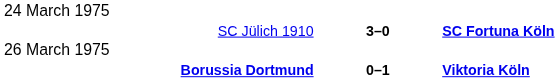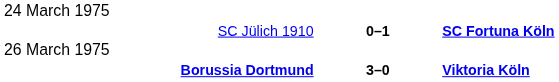(378, 31) 3–0 -> (378, 31) 0–1
(378, 70) 0–1 -> (378, 70) 3–0
